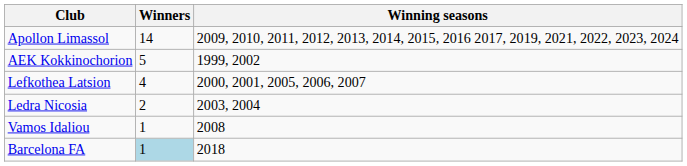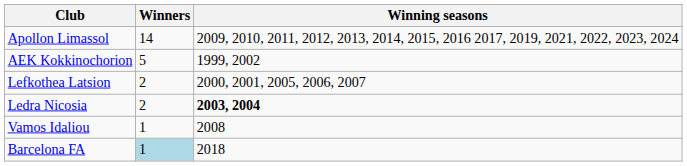(142, 82) 4 -> (142, 82) 2
(228, 104) normal -> (228, 104) bold
